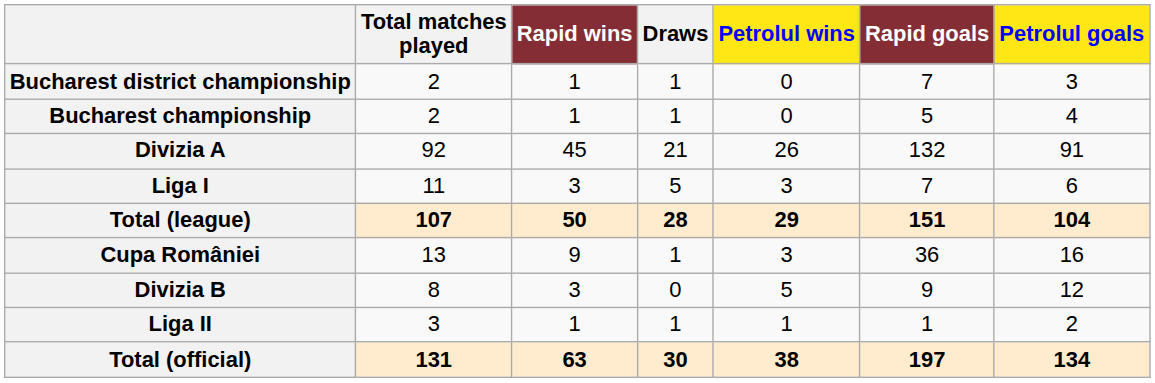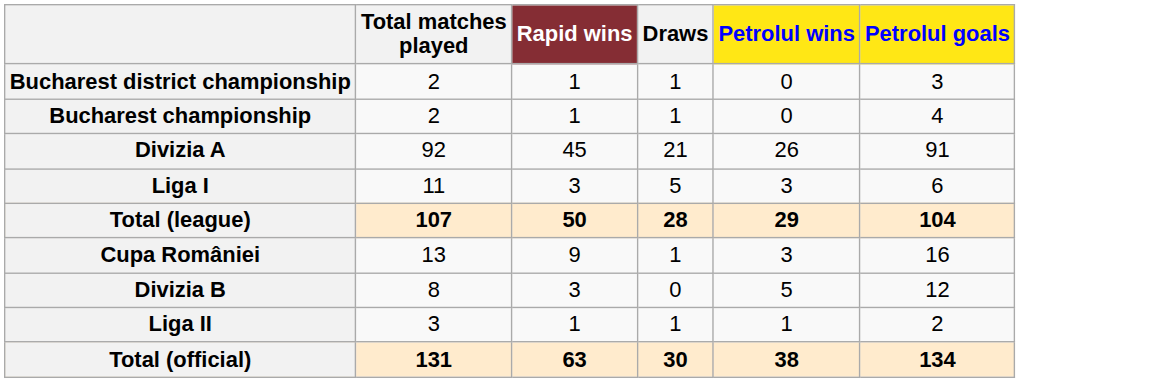- column: (927, 34)
